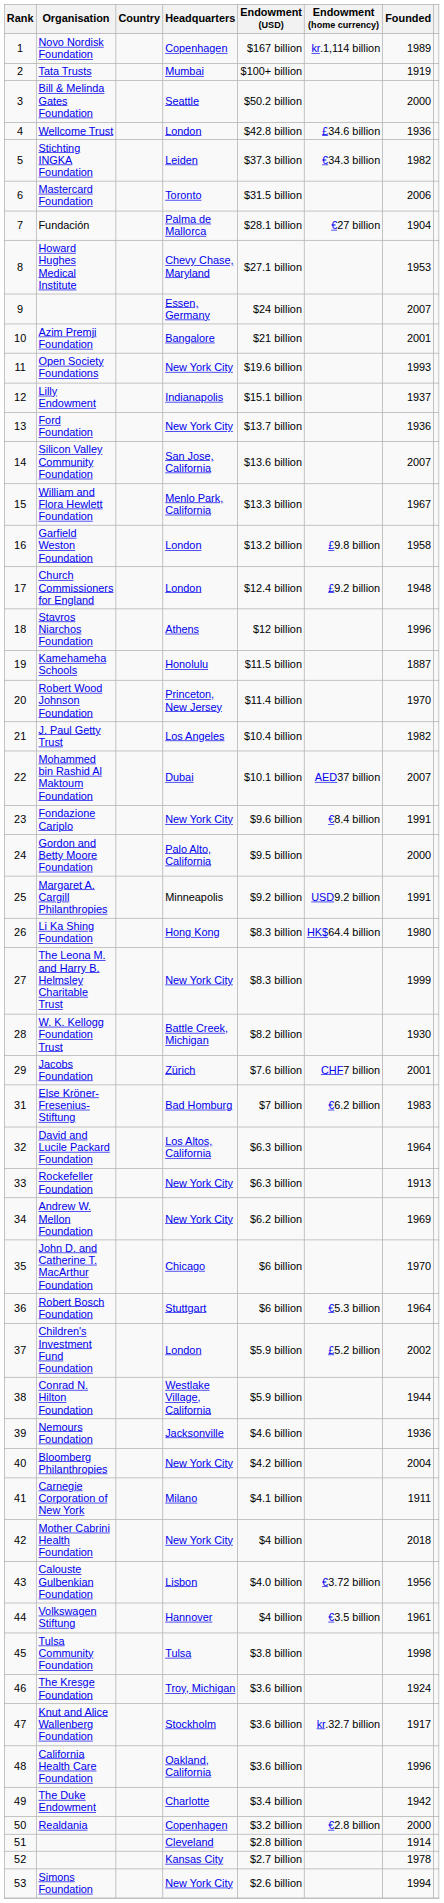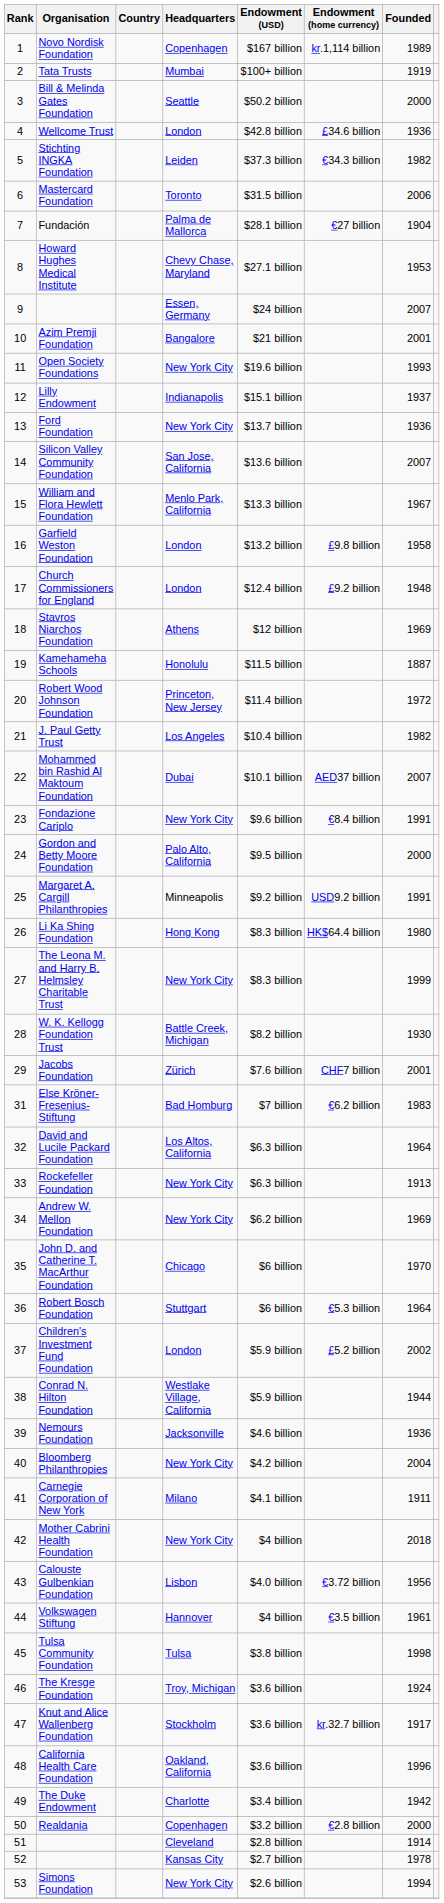(419, 629) 1996 -> (419, 629) 1969
(419, 700) 1970 -> (419, 700) 1972
